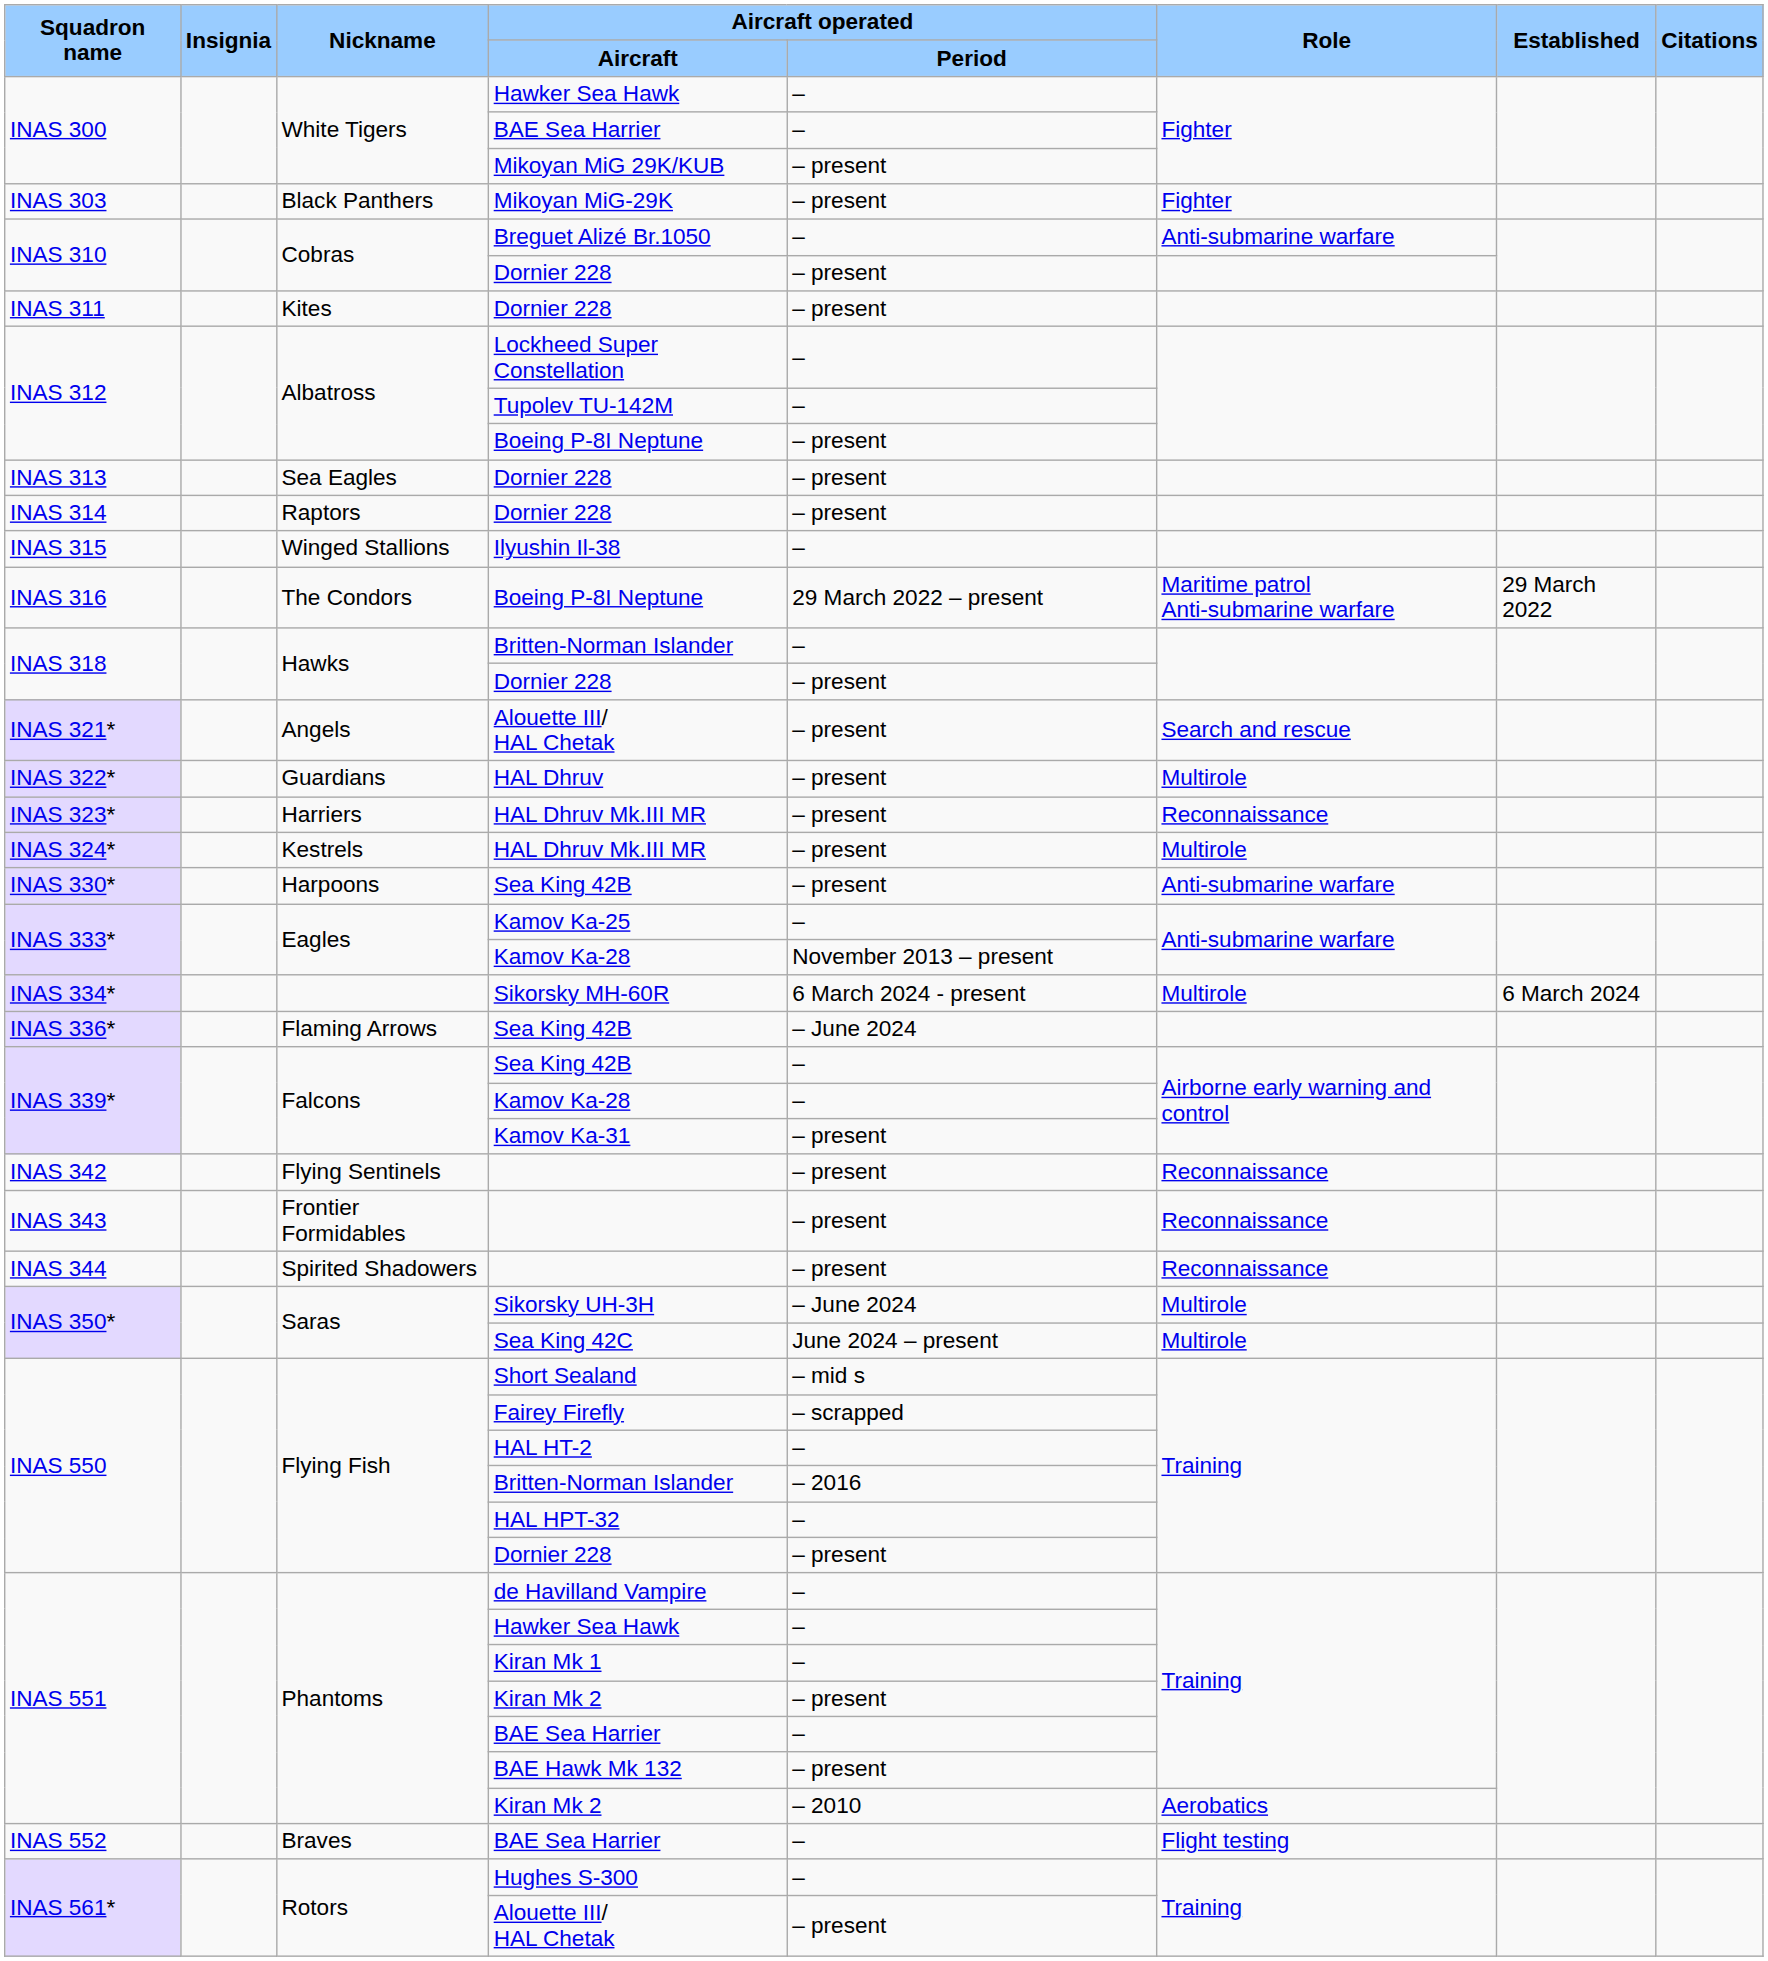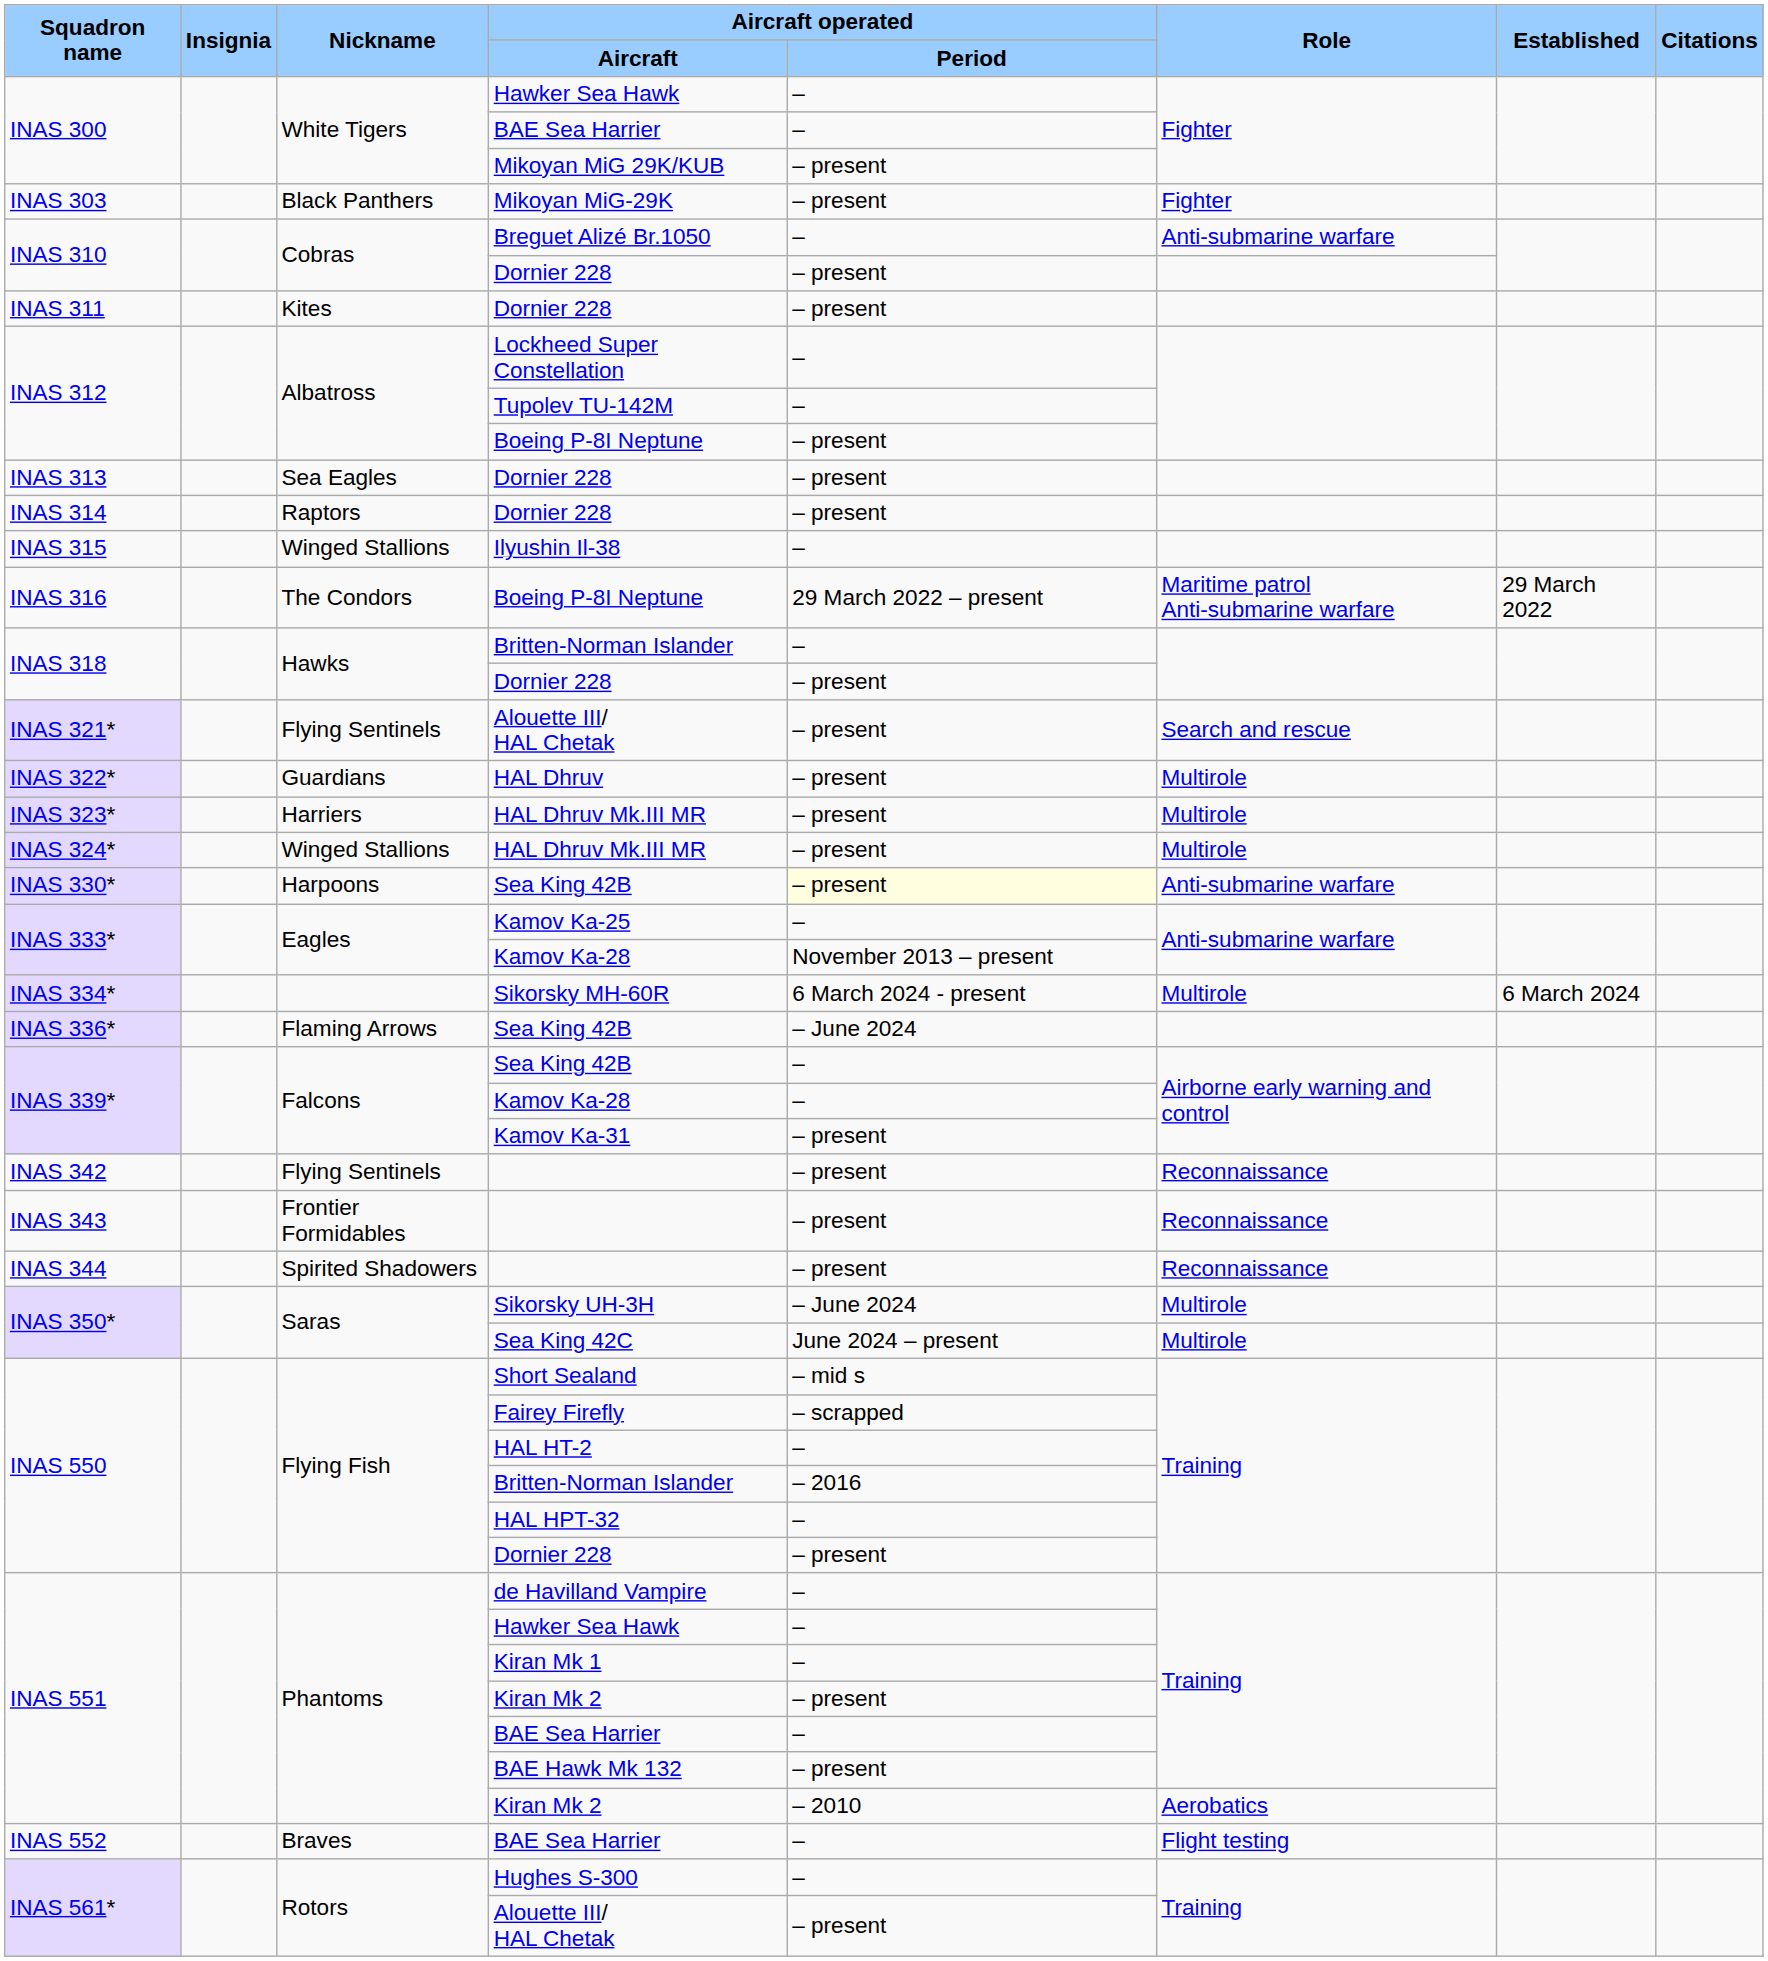(316, 729) Angels -> (361, 729) Flying Sentinels
(1245, 814) Reconnaissance -> (1204, 814) Multirole
(322, 849) Kestrels -> (366, 849) Winged Stallions
(839, 885) no background -> (839, 885) lightyellow background
